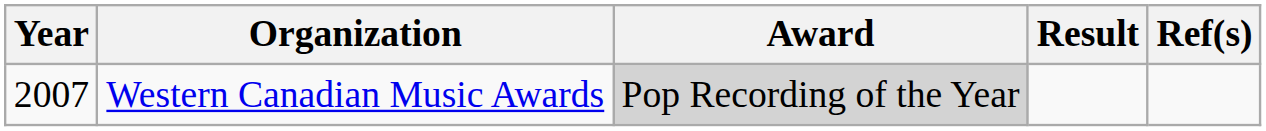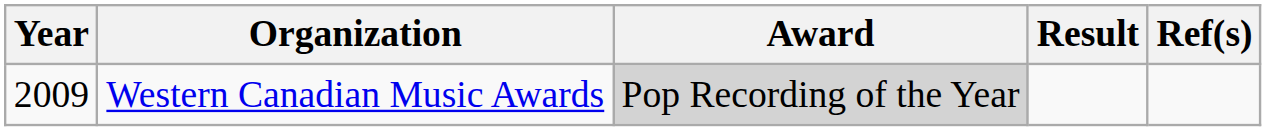(51, 93) 2007 -> (51, 93) 2009
